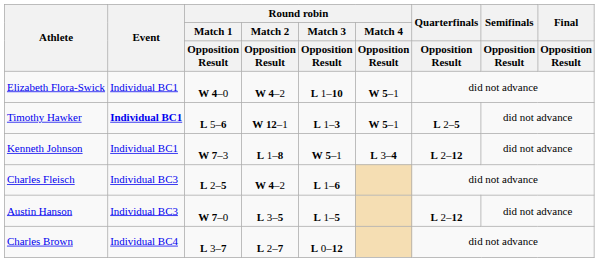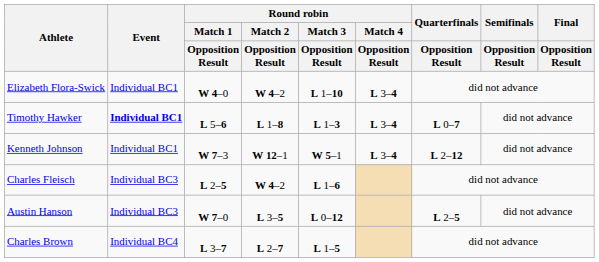(384, 93) W 5–1 -> (384, 93) L 3–4
(270, 124) W 12–1 -> (270, 124) L 1–8
(384, 124) W 5–1 -> (384, 124) L 3–4
(446, 124) L 2–5 -> (446, 124) L 0–7
(270, 155) L 1–8 -> (270, 155) W 12–1
(327, 217) L 1–5 -> (327, 217) L 0–12
(446, 217) L 2–12 -> (446, 217) L 2–5
(327, 248) L 0–12 -> (327, 248) L 1–5
